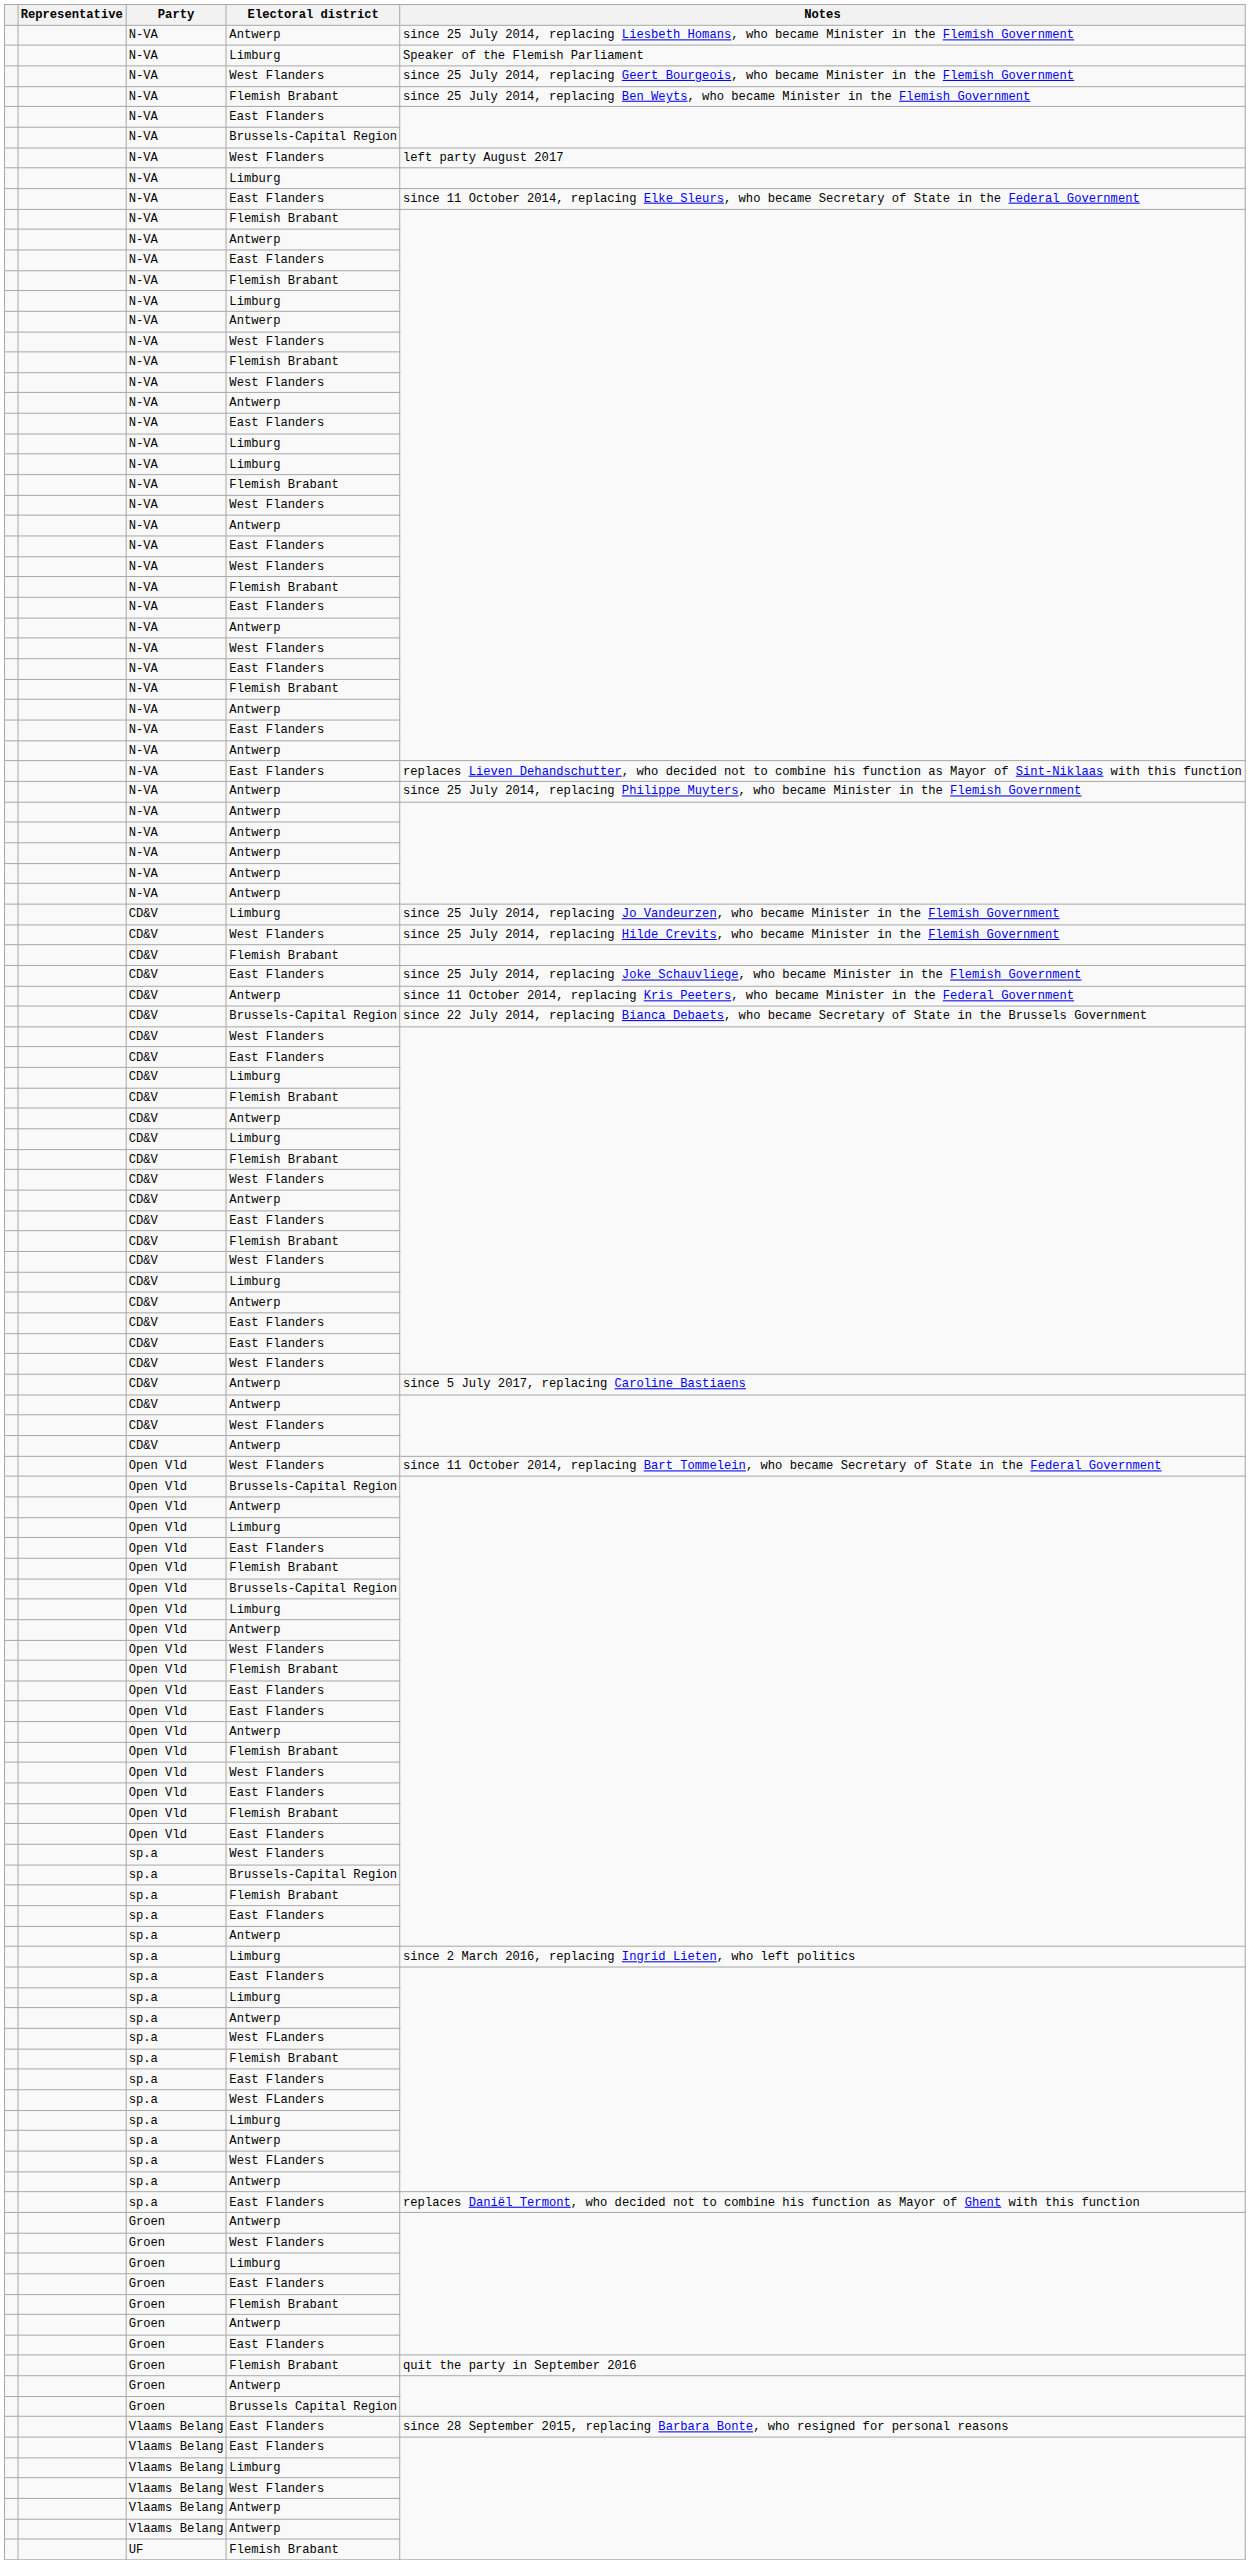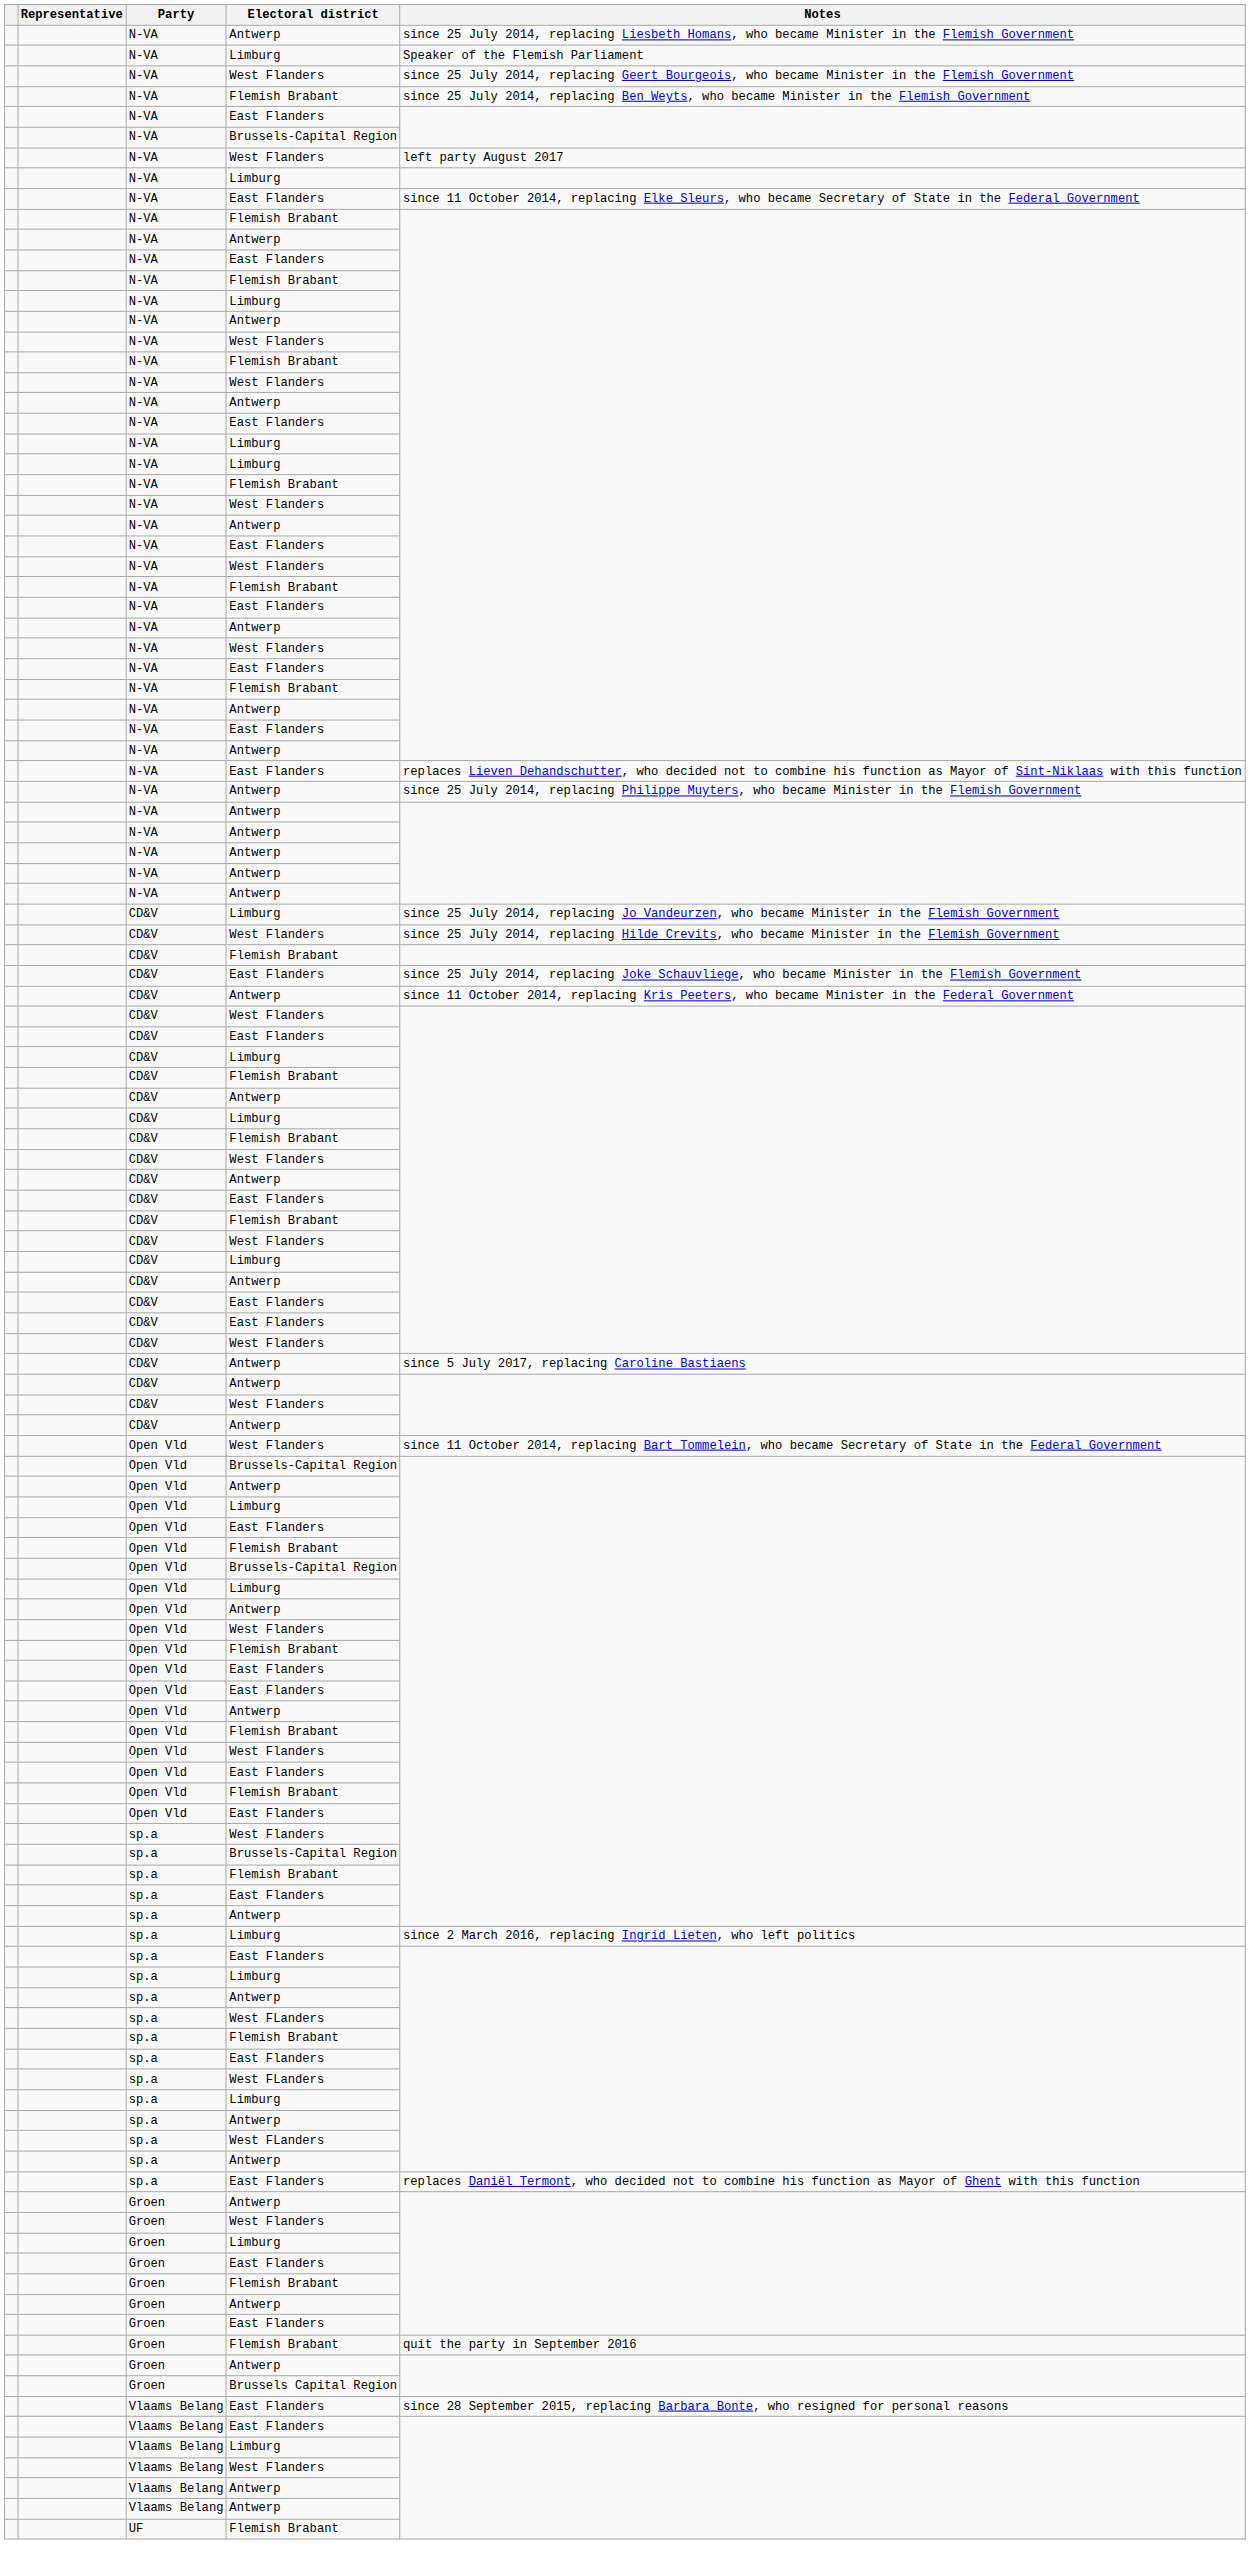- row: (143, 1016)
